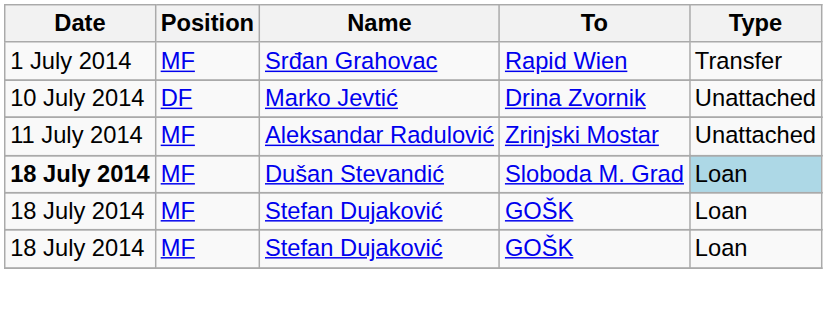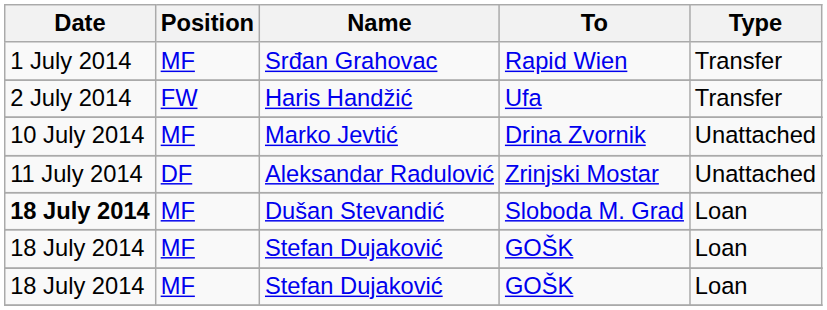+ row: (339, 98)
(176, 98) DF -> (178, 135) MF
(178, 135) MF -> (176, 173) DF
(721, 173) lightblue background -> (721, 211) no background
